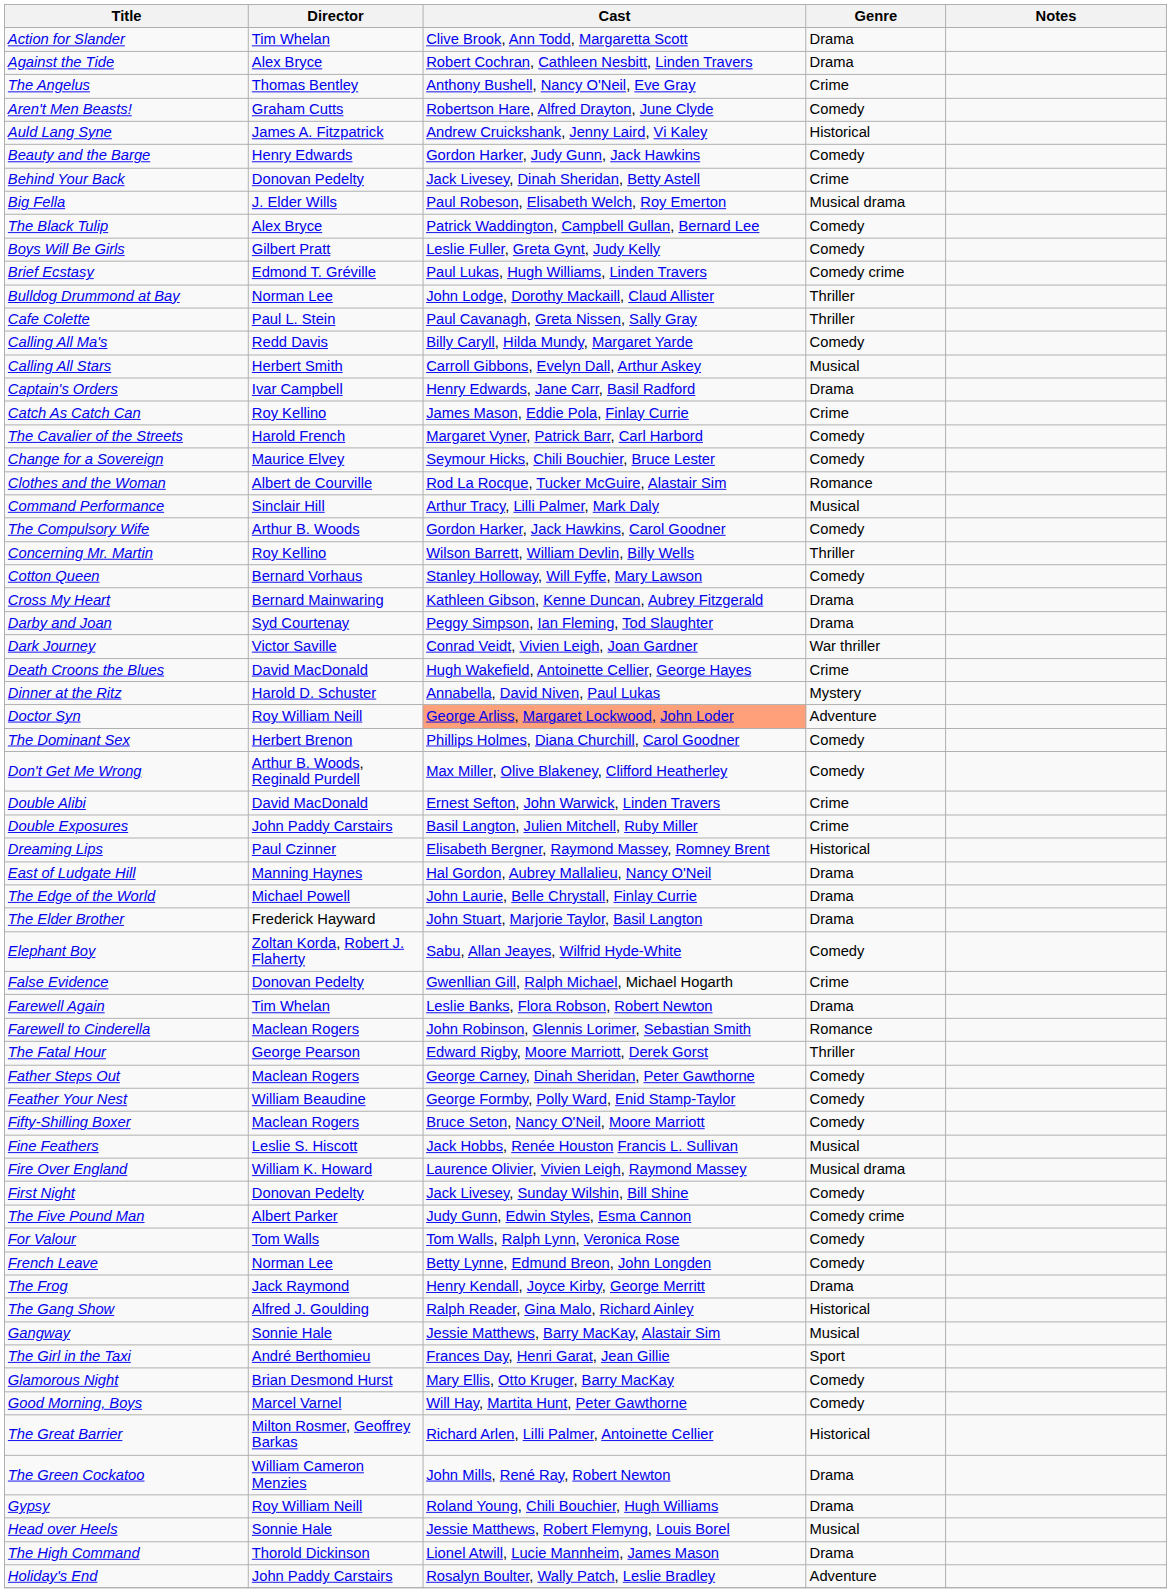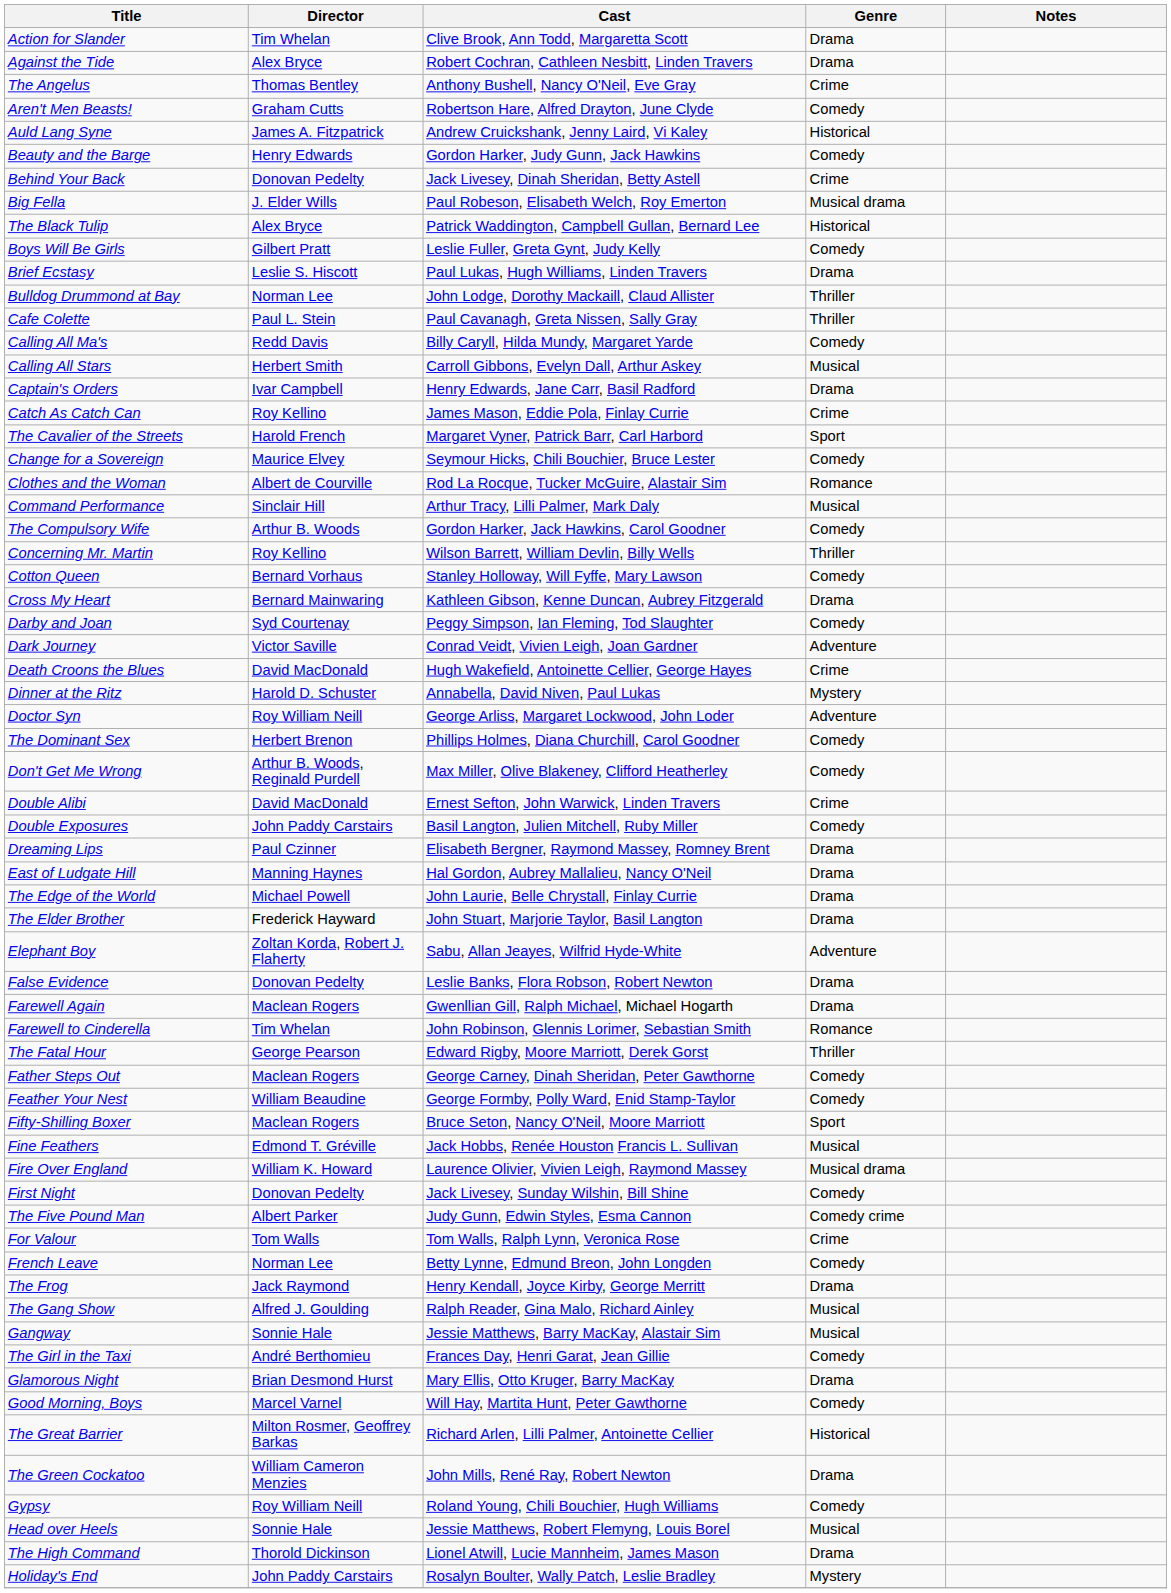(837, 226) Comedy -> (840, 226) Historical
(314, 272) Edmond T. Gréville -> (305, 272) Leslie S. Hiscott
(857, 272) Comedy crime -> (832, 272) Drama
(837, 436) Comedy -> (827, 436) Sport
(832, 623) Drama -> (837, 623) Comedy
(845, 646) War thriller -> (843, 646) Adventure
(580, 716) lightsalmon background -> (580, 716) no background
(829, 826) Crime -> (837, 826) Comedy
(840, 849) Historical -> (832, 849) Drama
(837, 951) Comedy -> (843, 951) Adventure
(580, 983) Gwenllian Gill, Ralph Michael, Michael Hogarth -> (569, 983) Leslie Banks, Flora Robson, Robert Newton
(829, 983) Crime -> (832, 983) Drama
(291, 1006) Tim Whelan -> (305, 1006) Maclean Rogers
(569, 1006) Leslie Banks, Flora Robson, Robert Newton -> (580, 1006) Gwenllian Gill, Ralph Michael, Michael Hogarth
(305, 1029) Maclean Rogers -> (291, 1029) Tim Whelan
(837, 1123) Comedy -> (827, 1123) Sport
(305, 1146) Leslie S. Hiscott -> (314, 1146) Edmond T. Gréville
(837, 1239) Comedy -> (829, 1239) Crime
(840, 1309) Historical -> (835, 1309) Musical
(827, 1356) Sport -> (837, 1356) Comedy
(837, 1379) Comedy -> (832, 1379) Drama
(832, 1506) Drama -> (837, 1506) Comedy
(843, 1576) Adventure -> (835, 1576) Mystery
